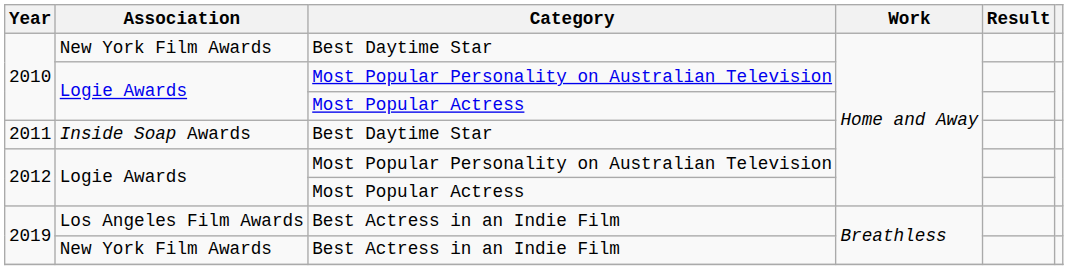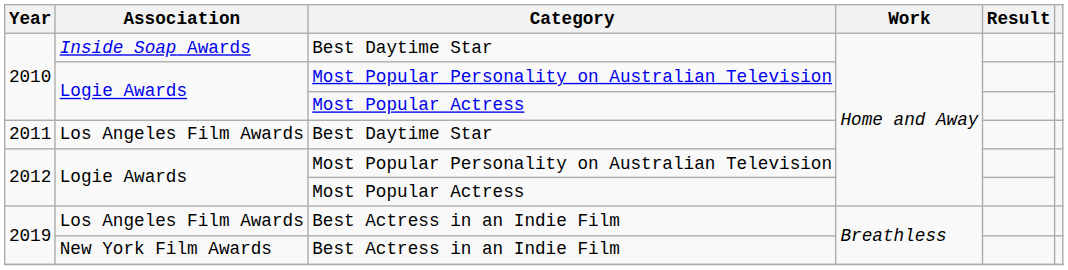(166, 48) New York Film Awards -> (155, 48) Inside Soap Awards
(155, 134) Inside Soap Awards -> (182, 134) Los Angeles Film Awards
